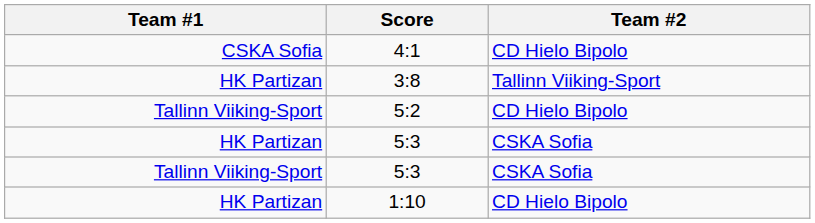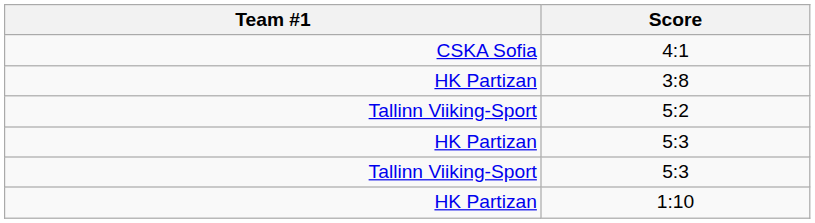- column: (649, 19)
